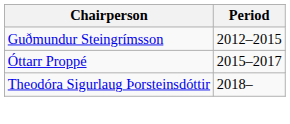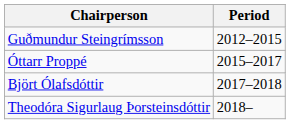+ row: (56, 84)
